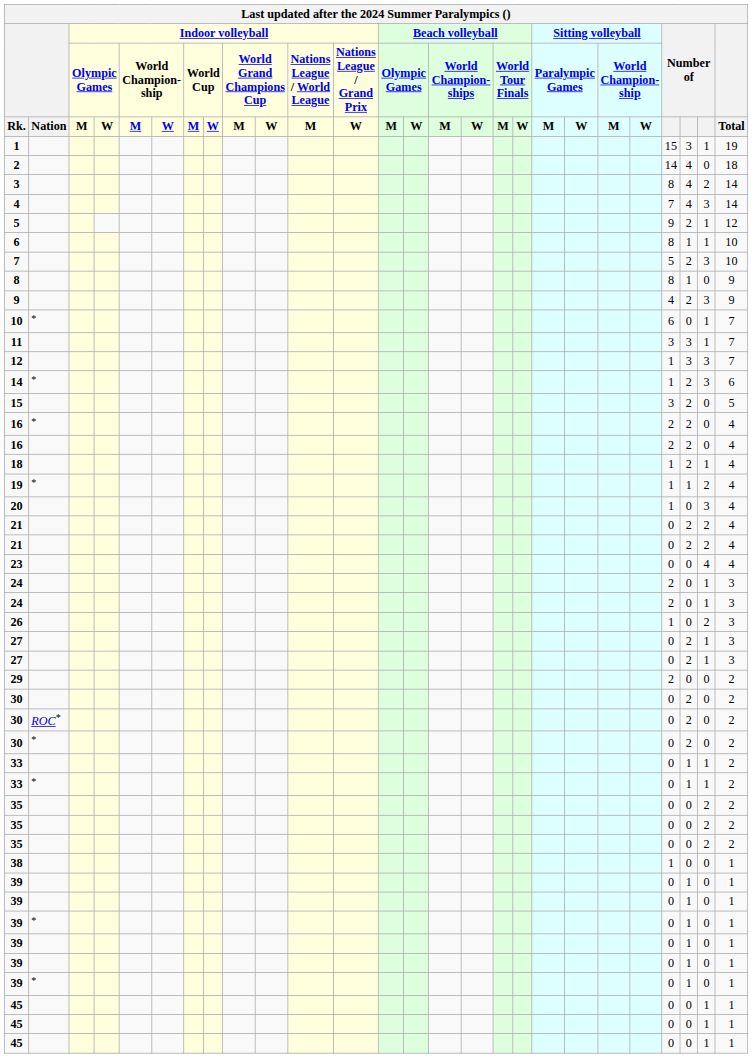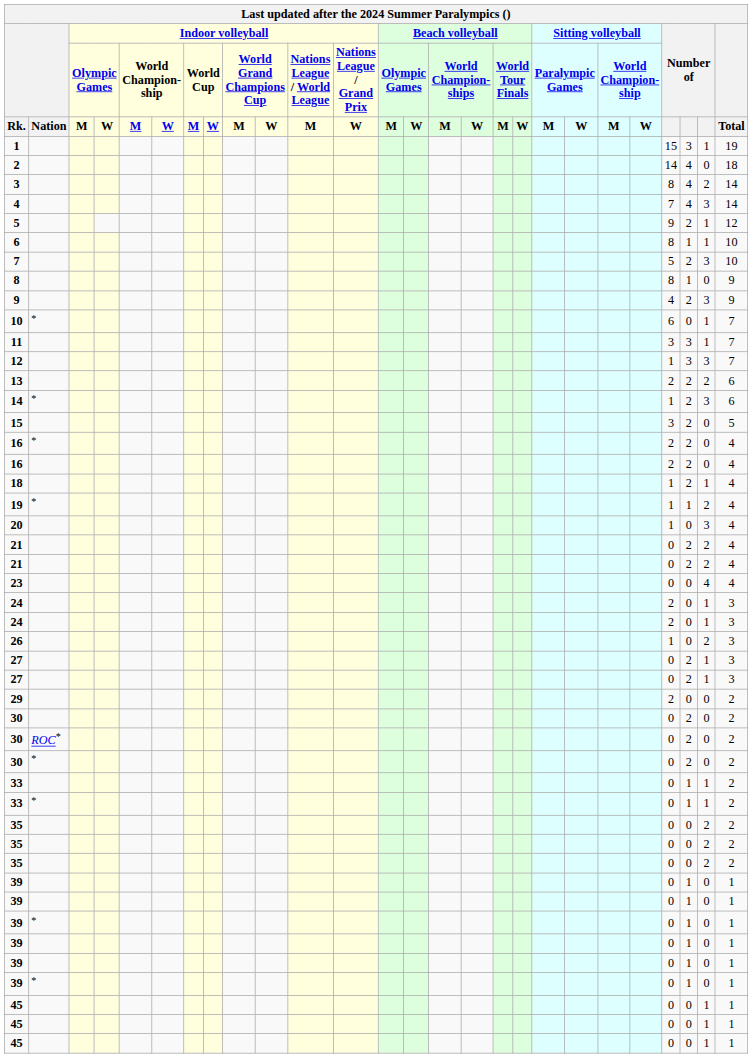+ row: (16, 380)
- row: (16, 863)
